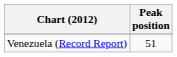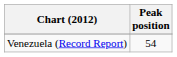(151, 43) 51 -> (151, 43) 54
